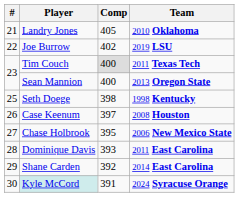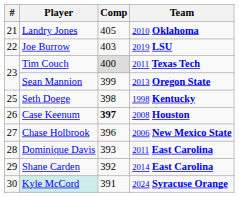(108, 47) 402 -> (108, 47) 403
(108, 81) 400 -> (108, 81) 399
(108, 116) normal -> (108, 116) bold
(108, 133) 395 -> (108, 133) 396
